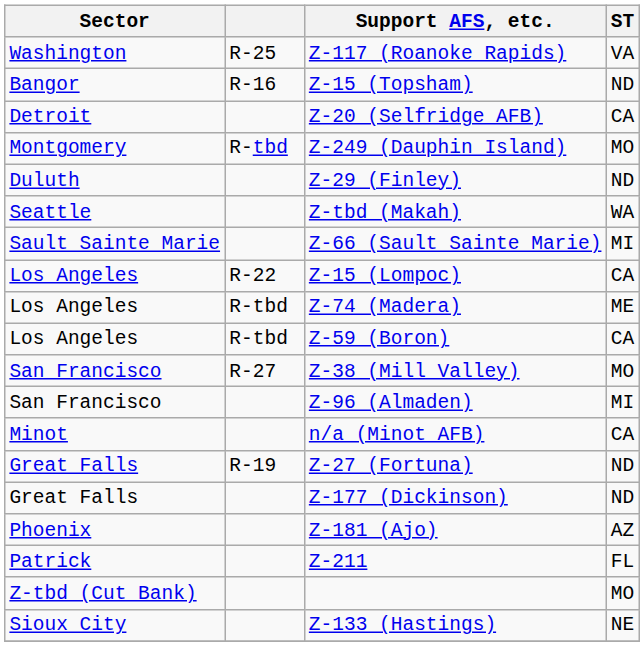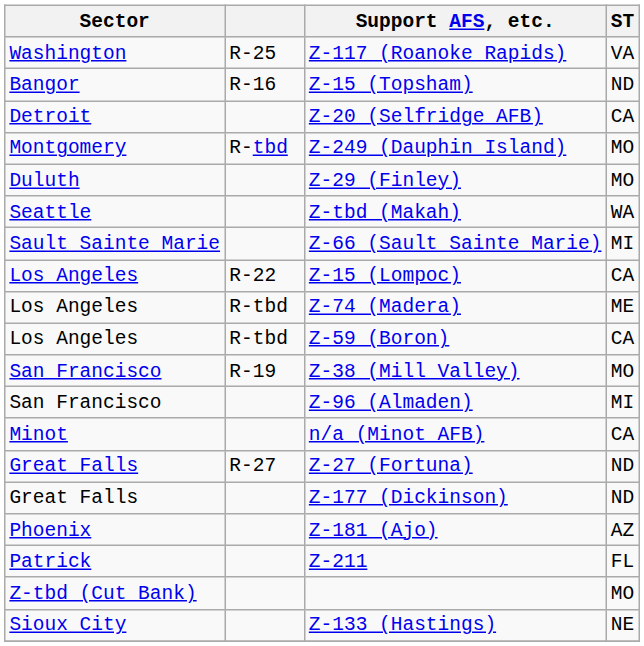(622, 180) ND -> (622, 180) MO
(259, 371) R-27 -> (259, 371) R-19
(259, 466) R-19 -> (259, 466) R-27
